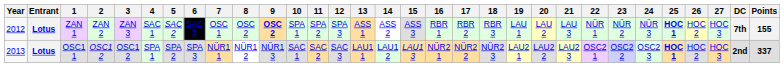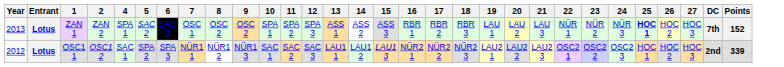- column: (128, 11)
(16, 28) 2012 -> (16, 28) 2013
(152, 28) SAC 1 -> (125, 28) SPA 1
(273, 28) bold -> (246, 28) normal
(764, 28) 155 -> (737, 28) 152
(16, 51) 2013 -> (16, 51) 2012
(152, 51) SPA 1 -> (125, 51) SAC 1
(674, 51) bold -> (647, 51) normal
(764, 51) 337 -> (737, 51) 339
